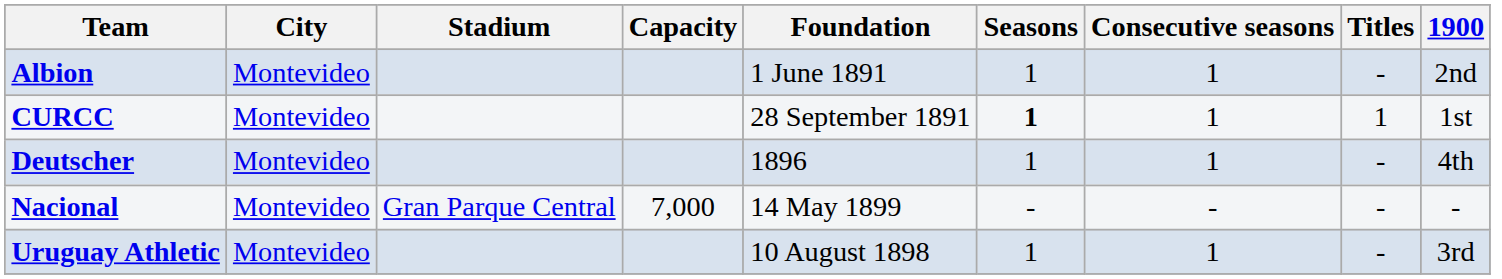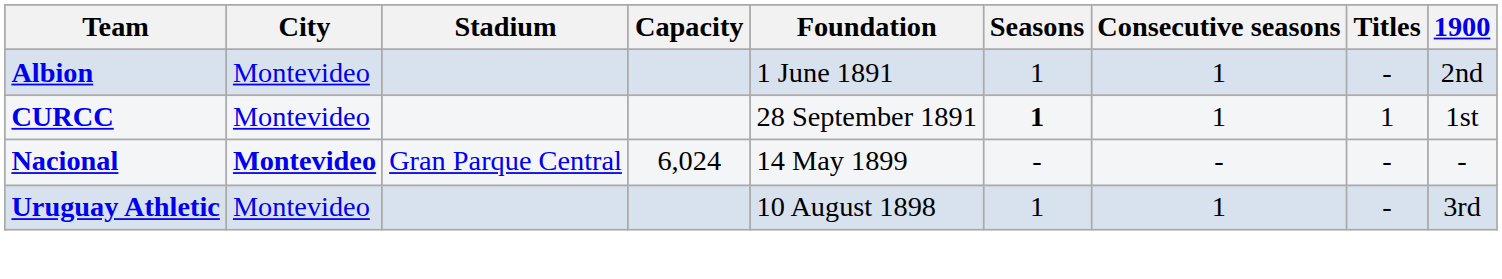- row: (73, 161)
(301, 206) normal -> (305, 161) bold
(683, 206) 7,000 -> (689, 161) 6,024
